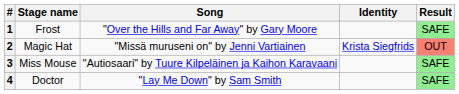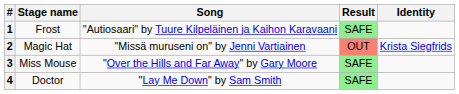columns swapped: (378, 13) <-> (436, 13)
(210, 30) "Over the Hills and Far Away" by Gary Moore -> (210, 30) "Autiosaari" by Tuure Kilpeläinen ja Kaihon Karavaani
(210, 64) "Autiosaari" by Tuure Kilpeläinen ja Kaihon Karavaani -> (210, 64) "Over the Hills and Far Away" by Gary Moore
